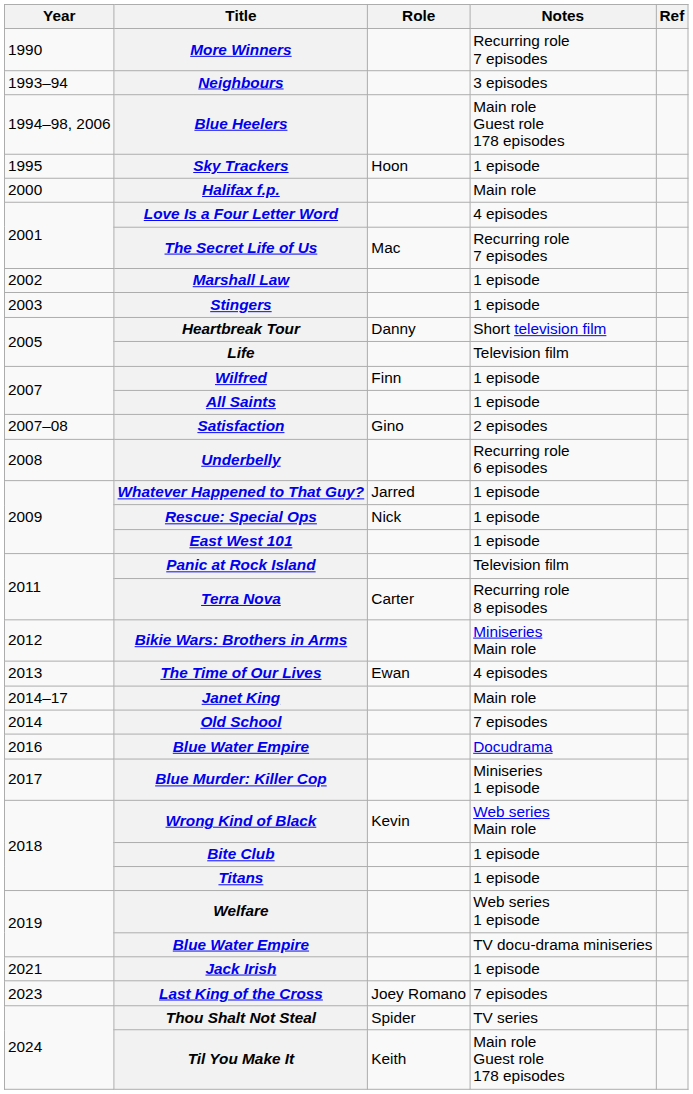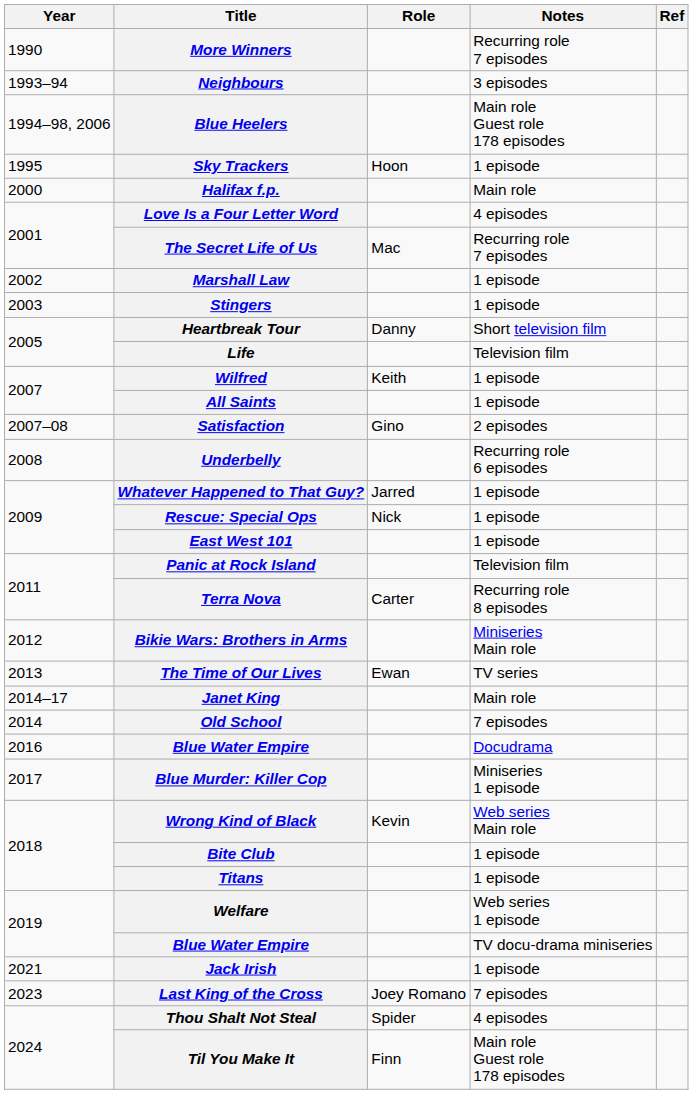(386, 378) Finn -> (389, 378) Keith
(510, 673) 4 episodes -> (506, 673) TV series
(506, 1017) TV series -> (510, 1017) 4 episodes
(389, 1059) Keith -> (386, 1059) Finn
